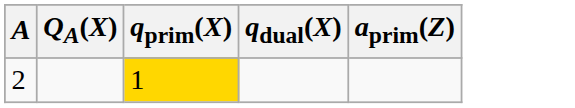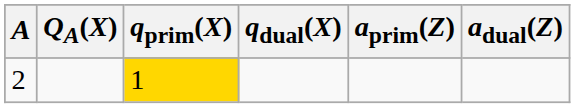+ column: (515, 30)
